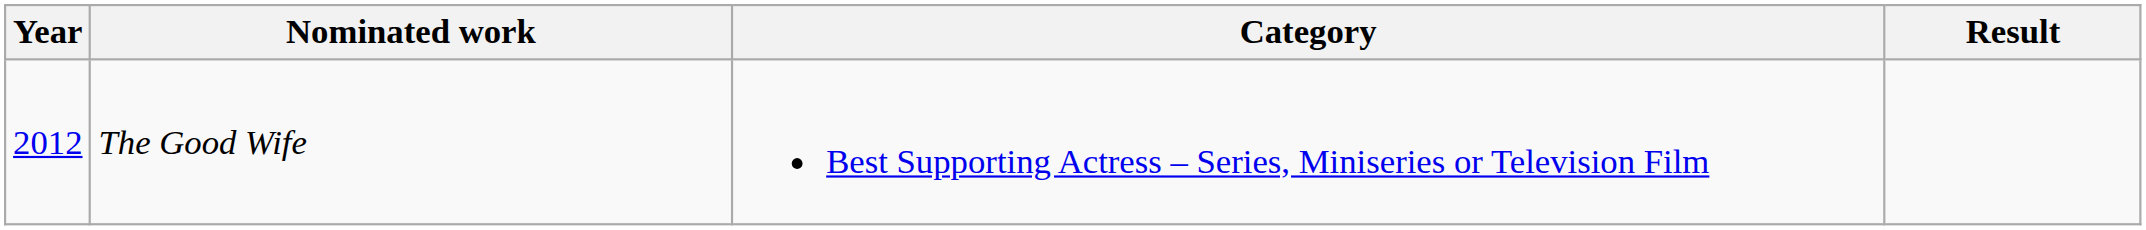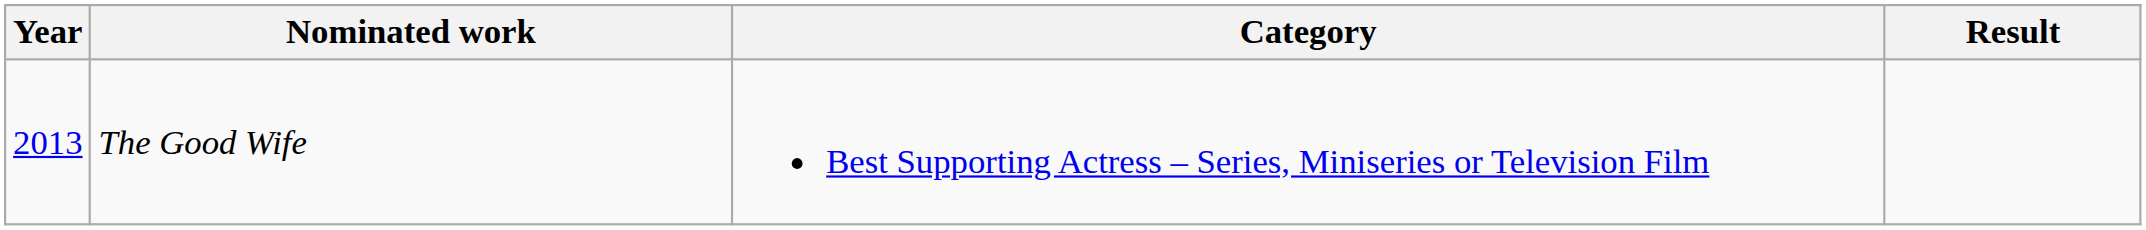(48, 141) 2012 -> (48, 141) 2013
